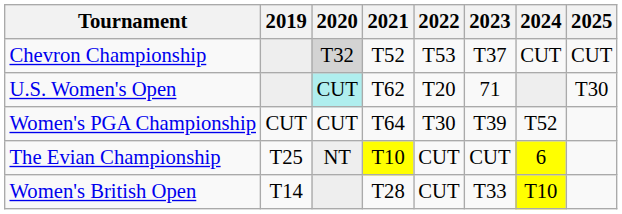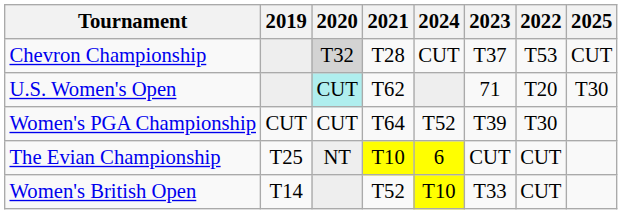columns swapped: (439, 21) <-> (541, 21)
(388, 55) T52 -> (388, 55) T28
(388, 192) T28 -> (388, 192) T52
